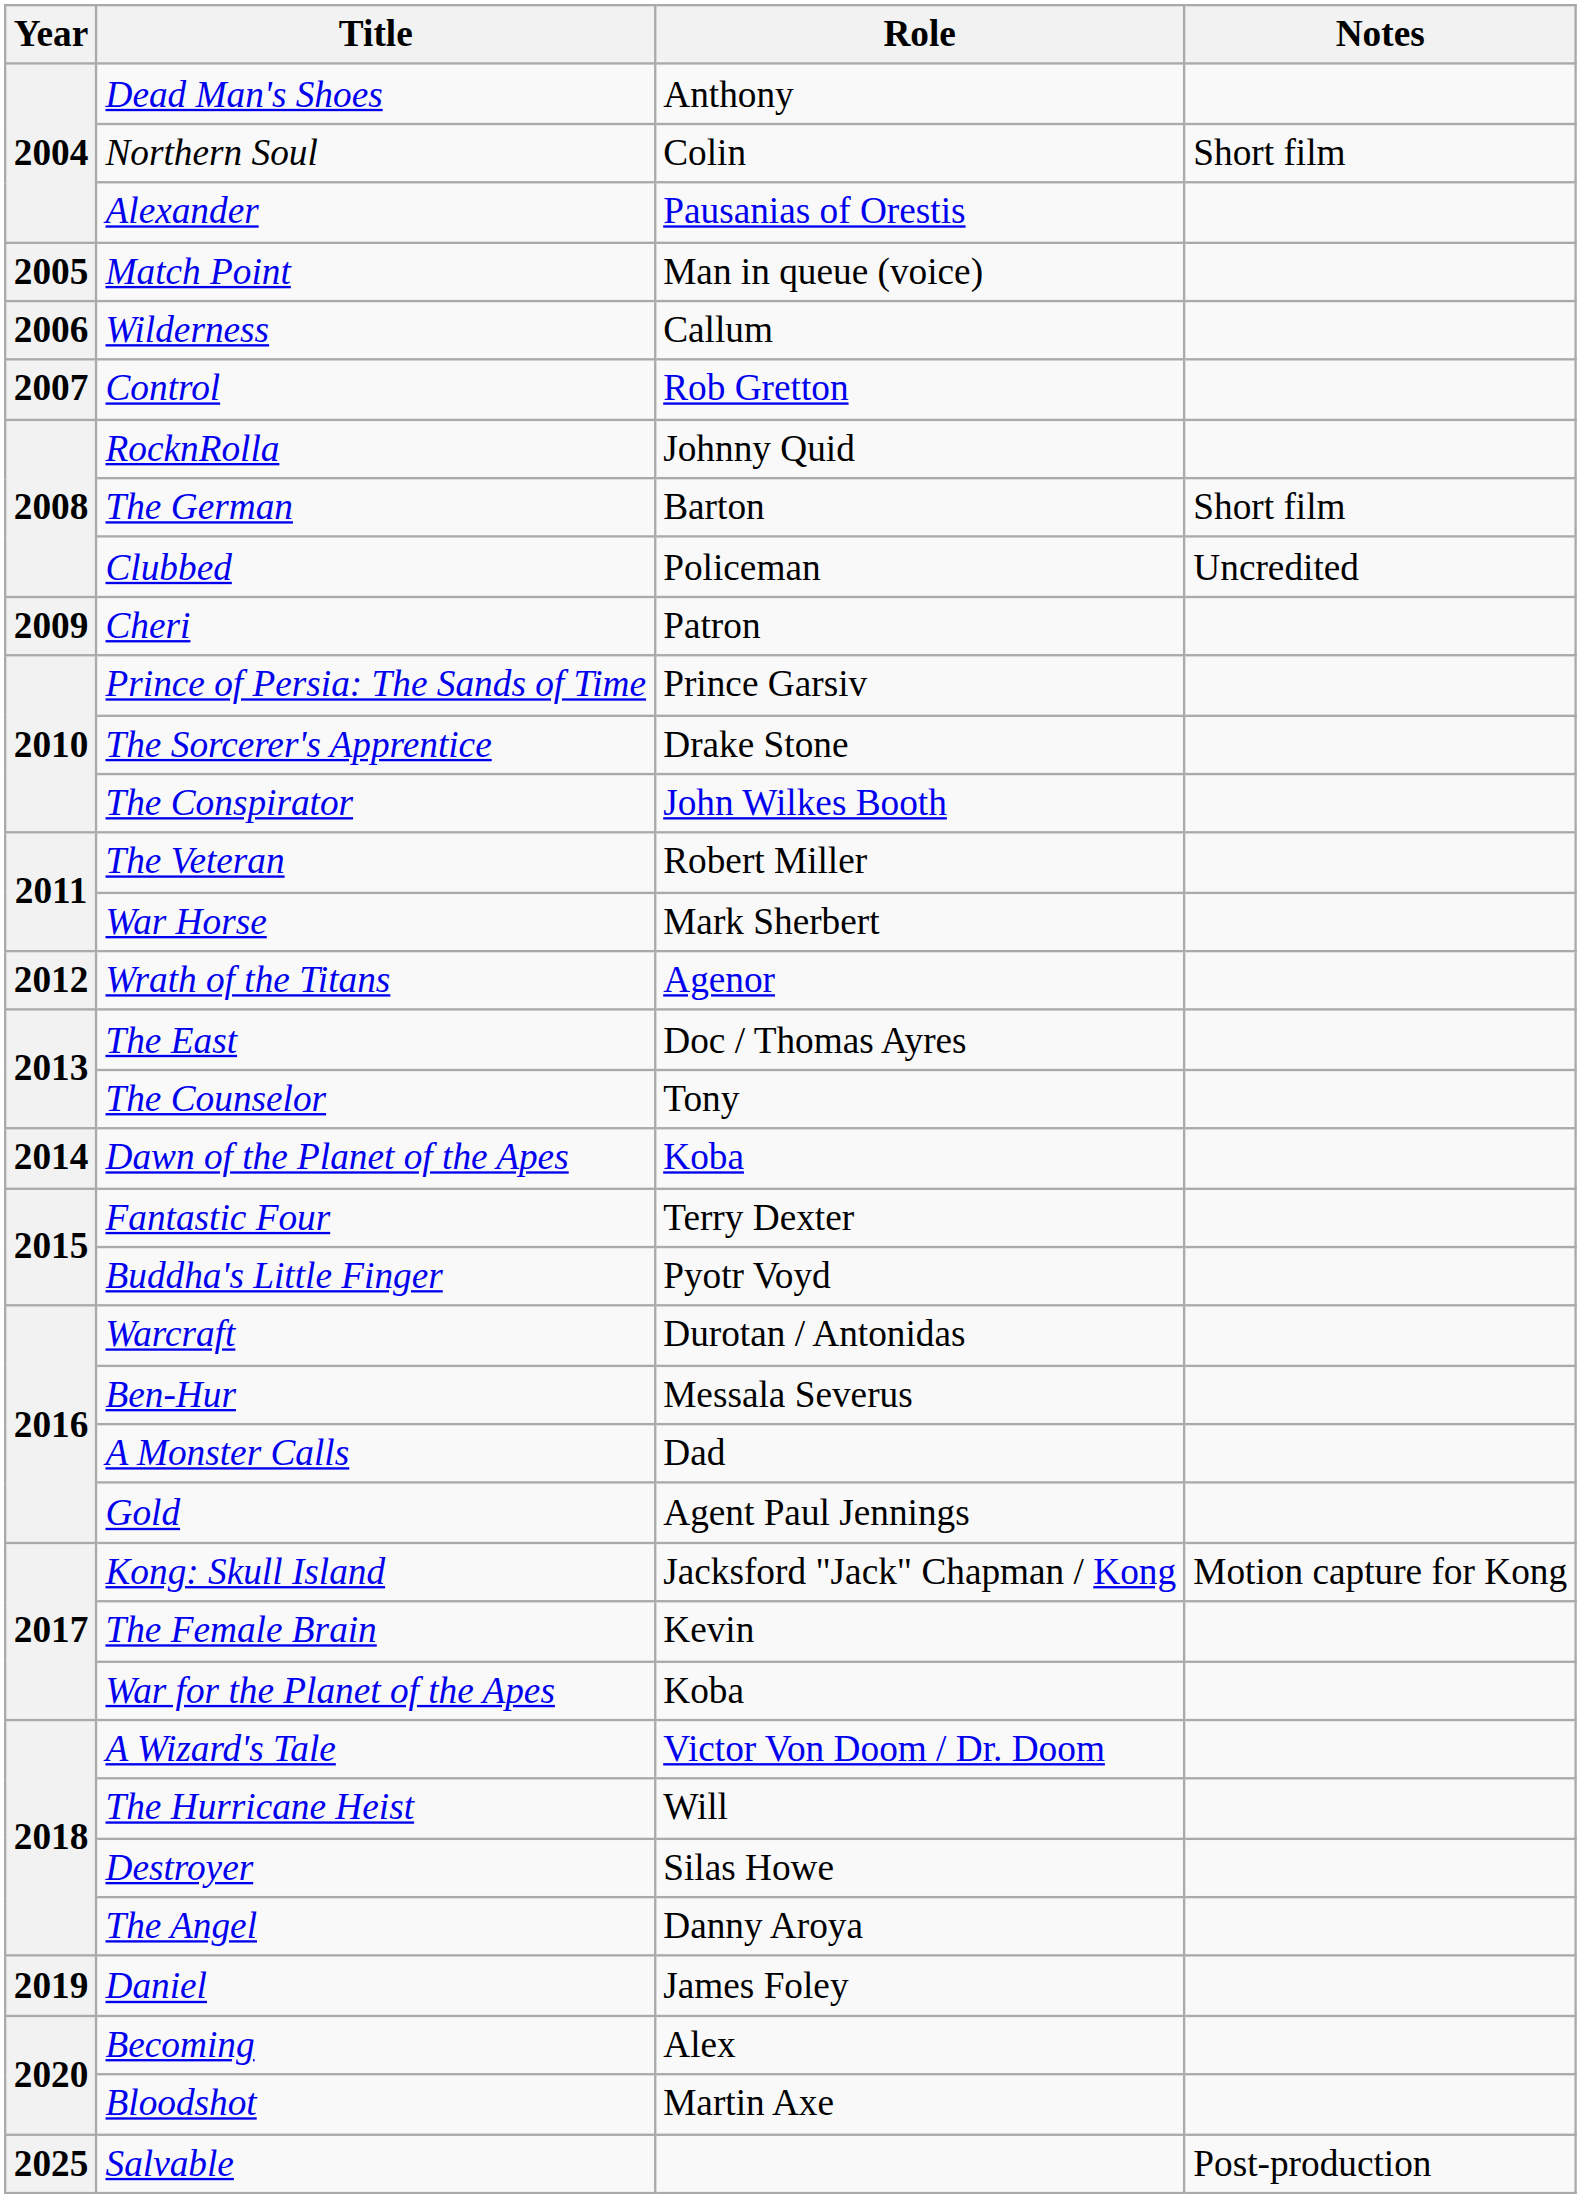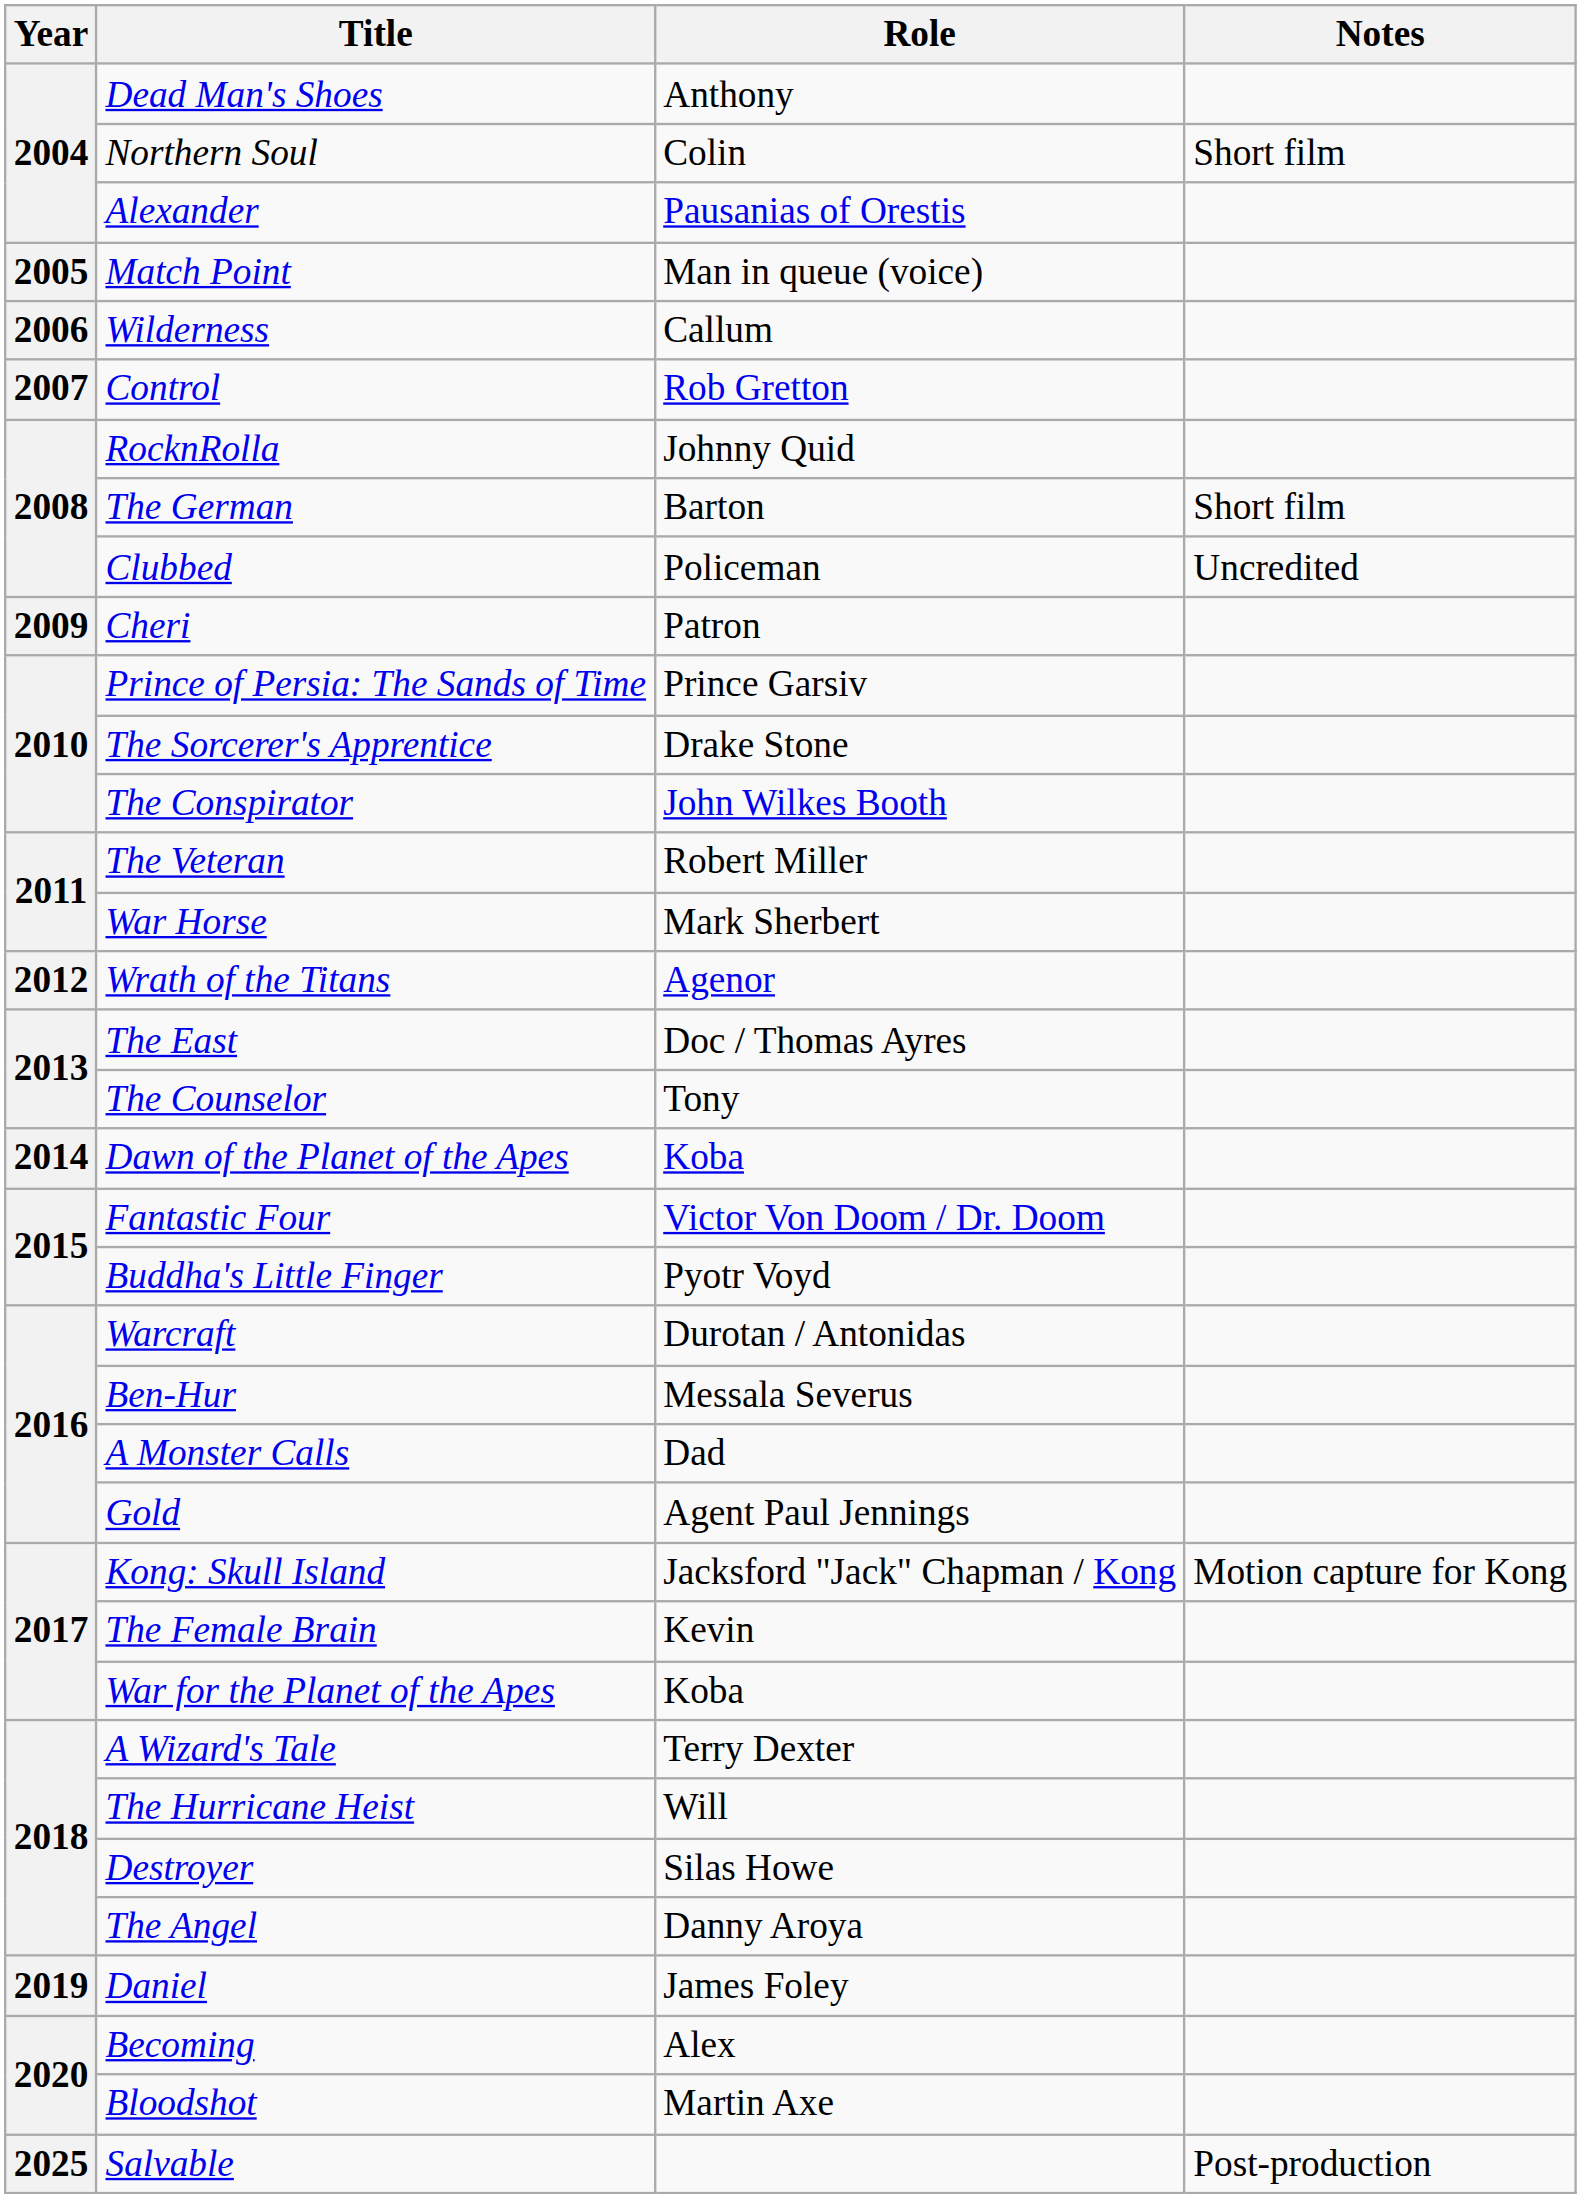(759, 1216) Terry Dexter -> (884, 1216) Victor Von Doom / Dr. Doom
(884, 1748) Victor Von Doom / Dr. Doom -> (759, 1748) Terry Dexter
